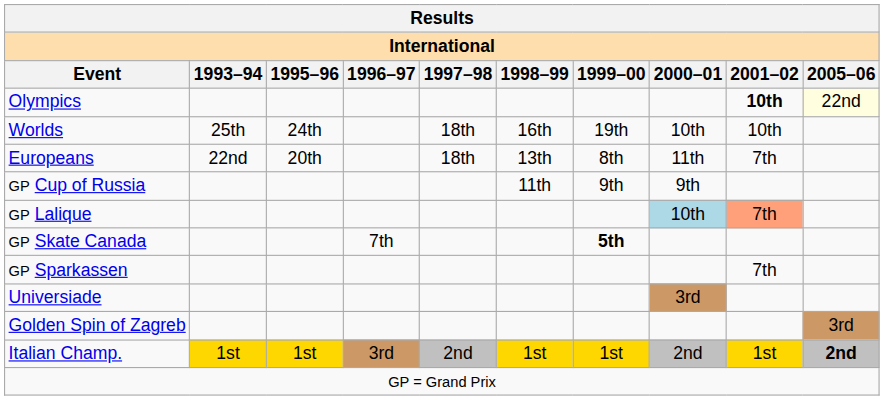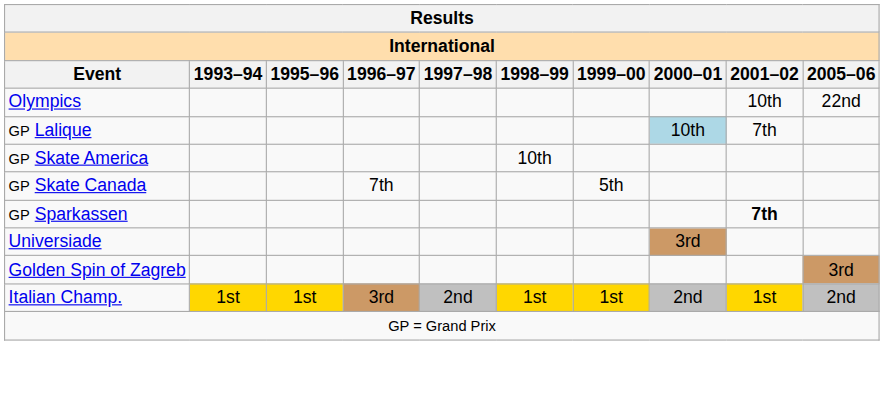(765, 102) bold -> (765, 102) normal
(841, 102) lightyellow background -> (841, 102) no background
- row: (36, 130)
- row: (51, 158)
- row: (77, 185)
(765, 213) lightsalmon background -> (765, 130) no background
+ row: (78, 158)
(611, 241) bold -> (611, 185) normal
(765, 269) normal -> (765, 213) bold
(841, 353) bold -> (841, 297) normal
